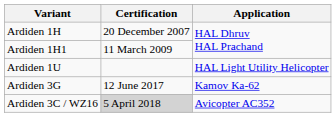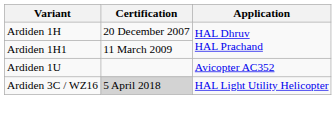(262, 67) HAL Light Utility Helicopter -> (235, 67) Avicopter AC352
- row: (34, 85)
(235, 103) Avicopter AC352 -> (262, 85) HAL Light Utility Helicopter
